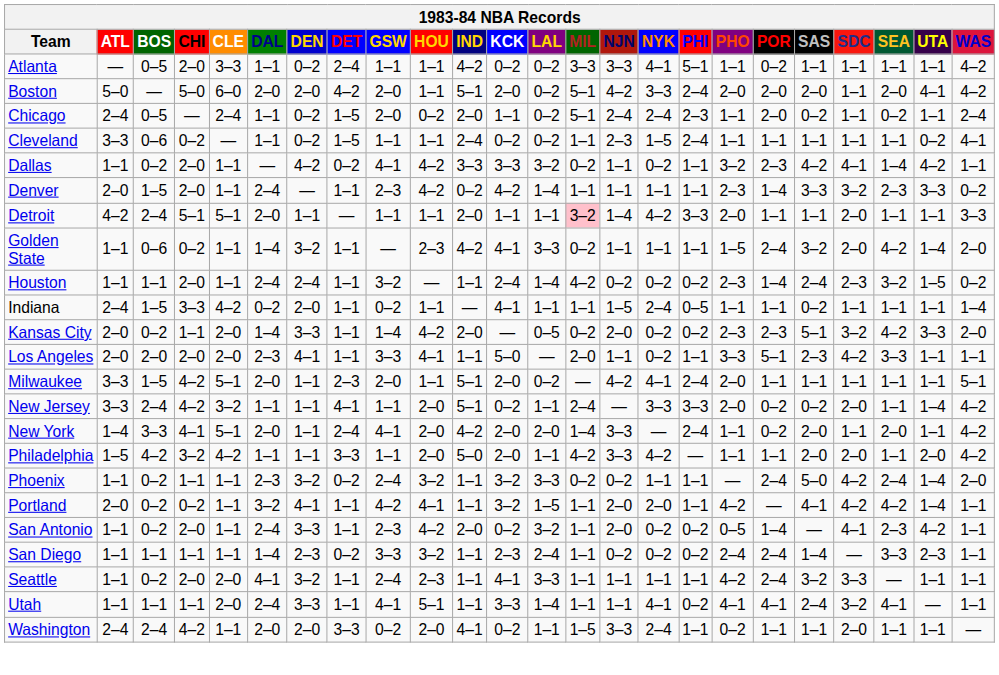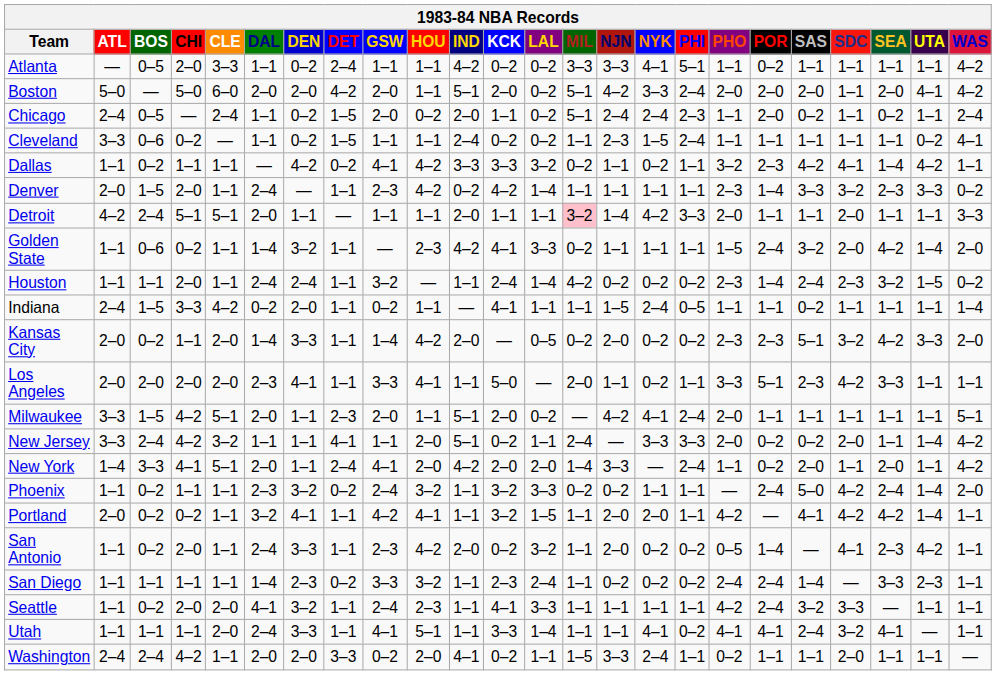(192, 166) 2–0 -> (189, 166) 1–1
- row: (51, 456)
